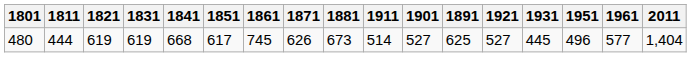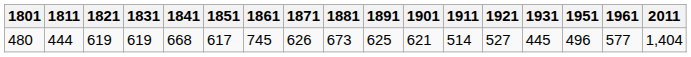columns swapped: (462, 16) <-> (383, 16)
(418, 39) 527 -> (419, 39) 621
